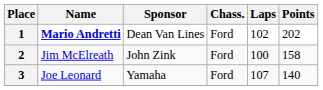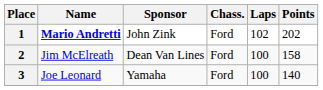(165, 34) Dean Van Lines -> (151, 34) John Zink
(151, 54) John Zink -> (165, 54) Dean Van Lines
(259, 74) 107 -> (259, 74) 100
